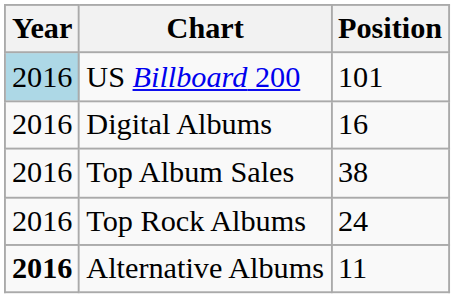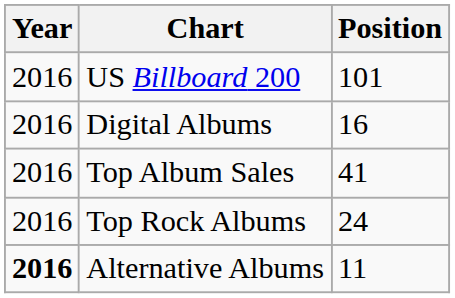(42, 76) lightblue background -> (42, 76) no background
(353, 172) 38 -> (353, 172) 41
